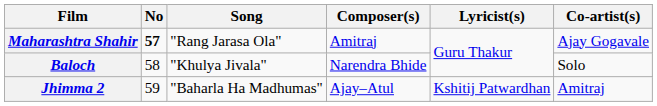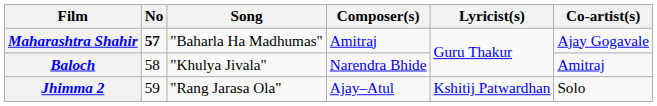(226, 40) "Rang Jarasa Ola" -> (247, 40) "Baharla Ha Madhumas"
(571, 64) Solo -> (581, 64) Amitraj
(247, 88) "Baharla Ha Madhumas" -> (226, 88) "Rang Jarasa Ola"
(581, 88) Amitraj -> (571, 88) Solo
